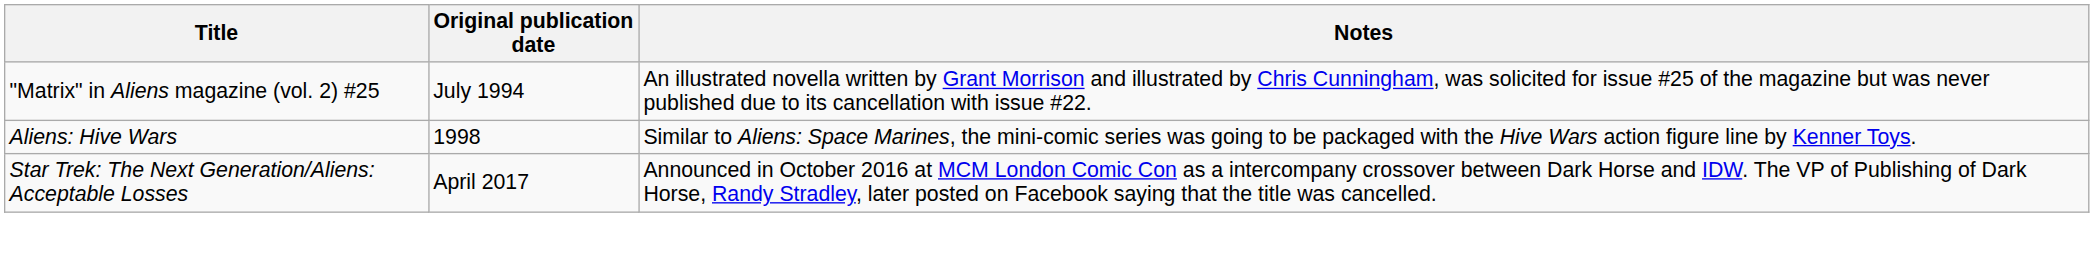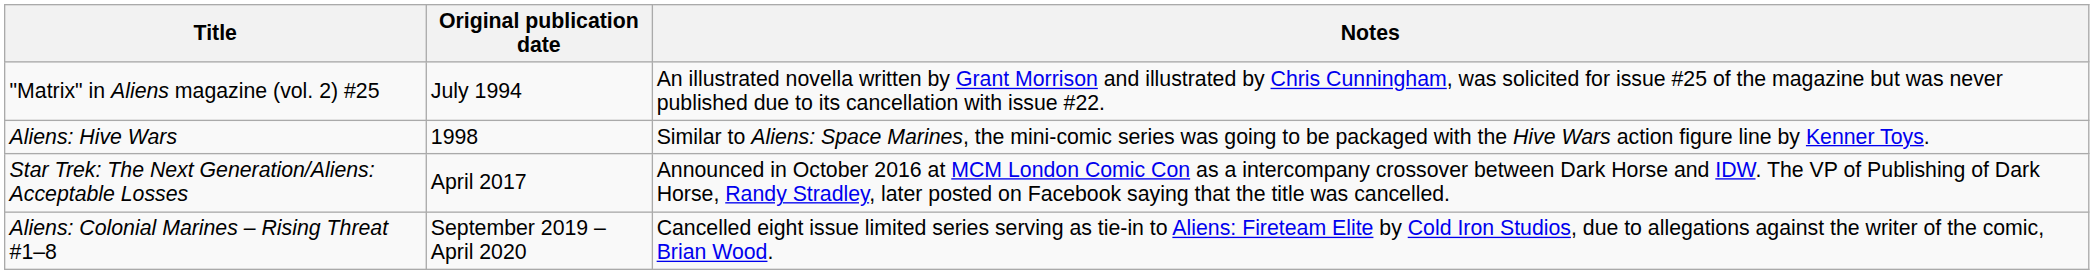+ row: (199, 240)
